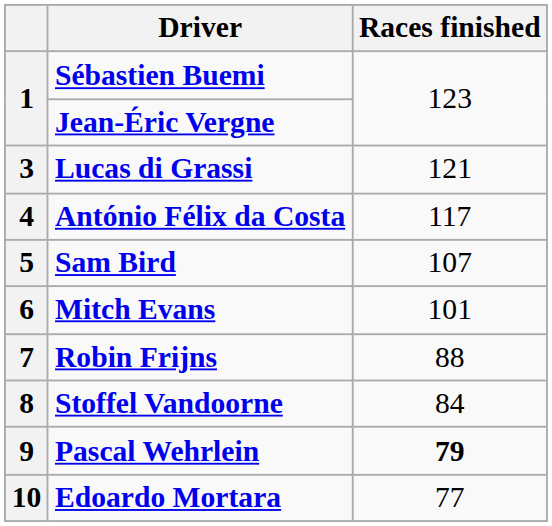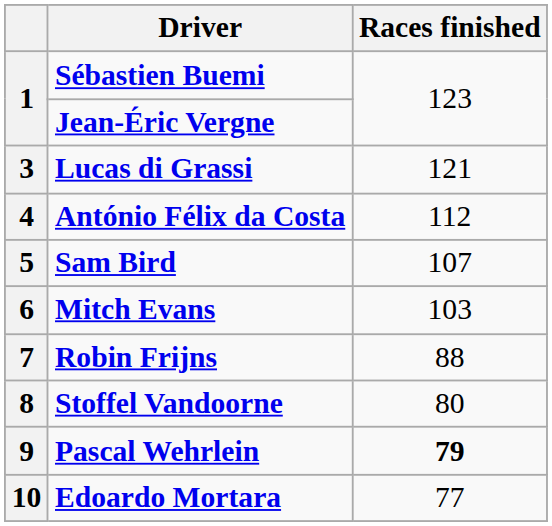(450, 215) 117 -> (450, 215) 112
(450, 309) 101 -> (450, 309) 103
(450, 403) 84 -> (450, 403) 80
